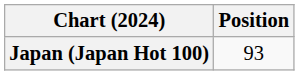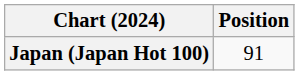(254, 53) 93 -> (254, 53) 91
